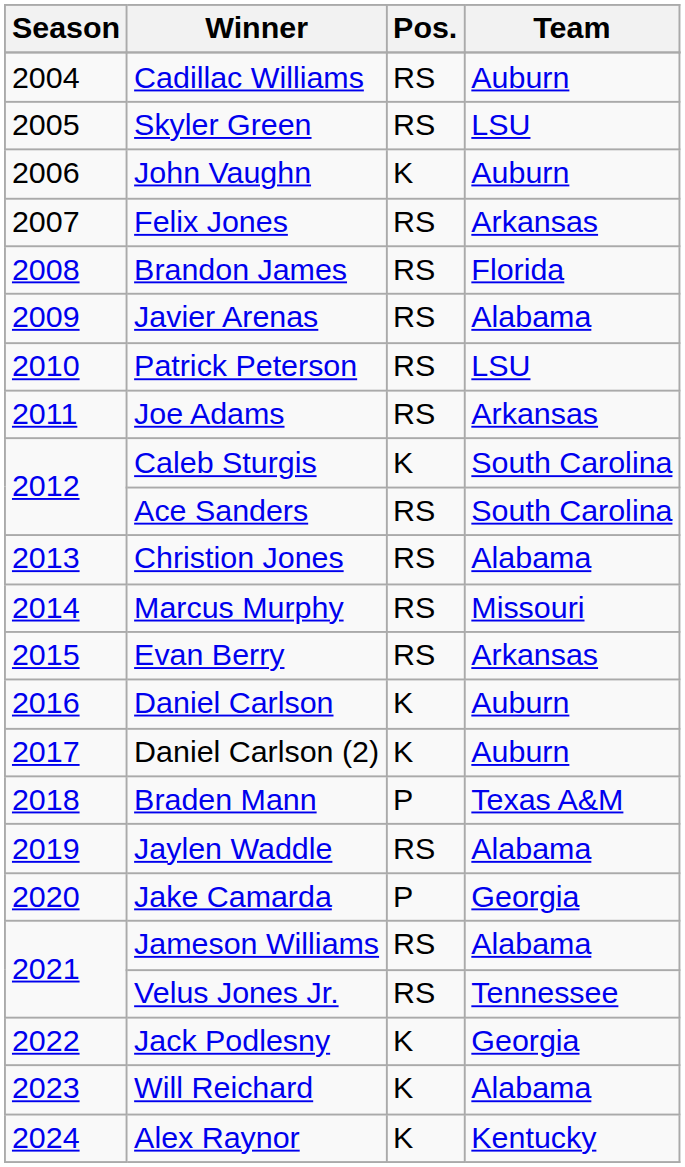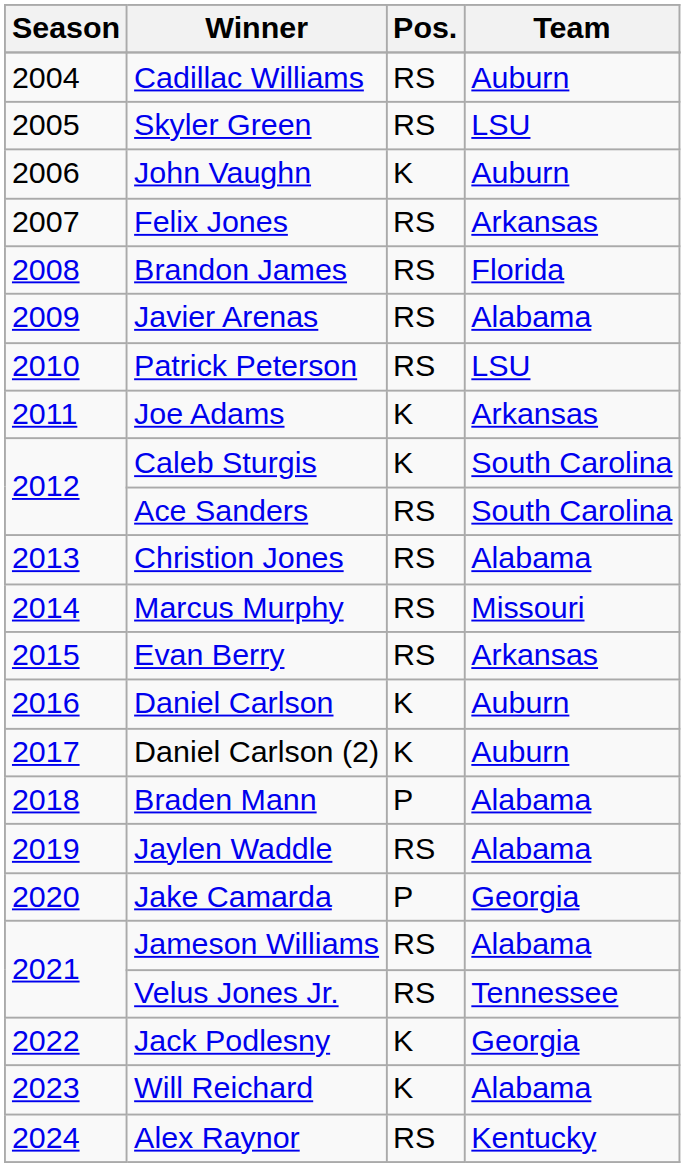(414, 414) RS -> (403, 414) K
(547, 800) Texas A&M -> (531, 800) Alabama
(403, 1137) K -> (414, 1137) RS
